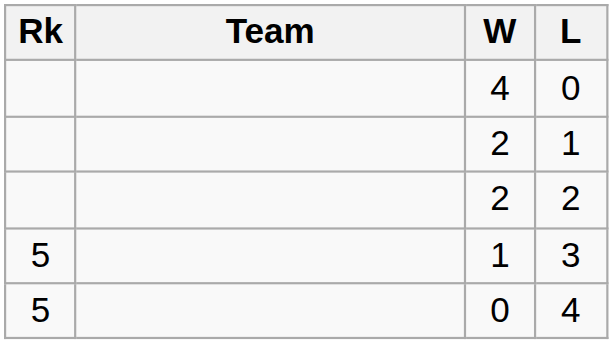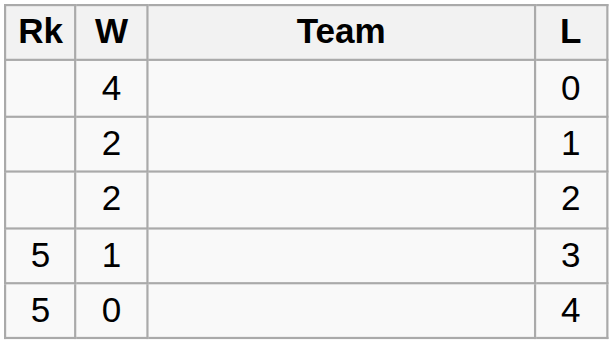columns swapped: (270, 32) <-> (500, 32)
